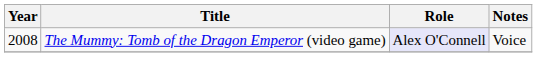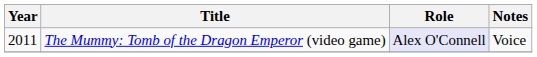(23, 39) 2008 -> (22, 39) 2011
